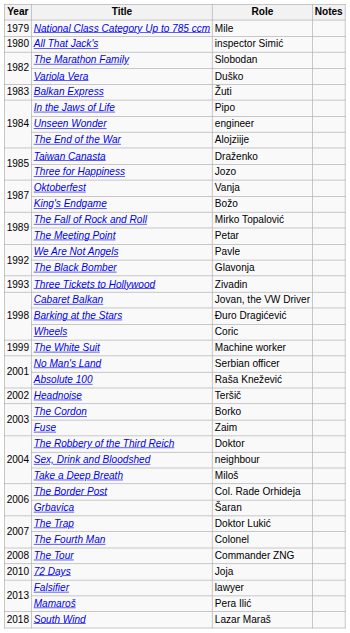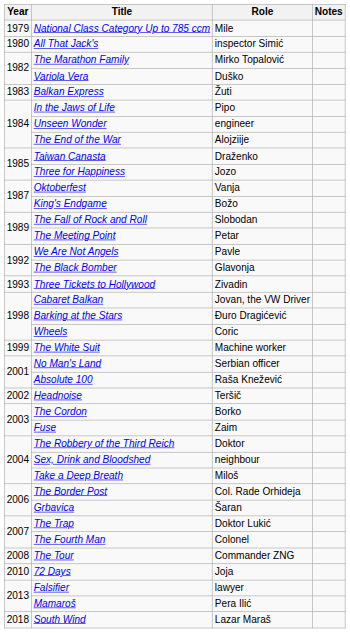(236, 60) Slobodan -> (249, 60) Mirko Topalović
(249, 220) Mirko Topalović -> (236, 220) Slobodan
